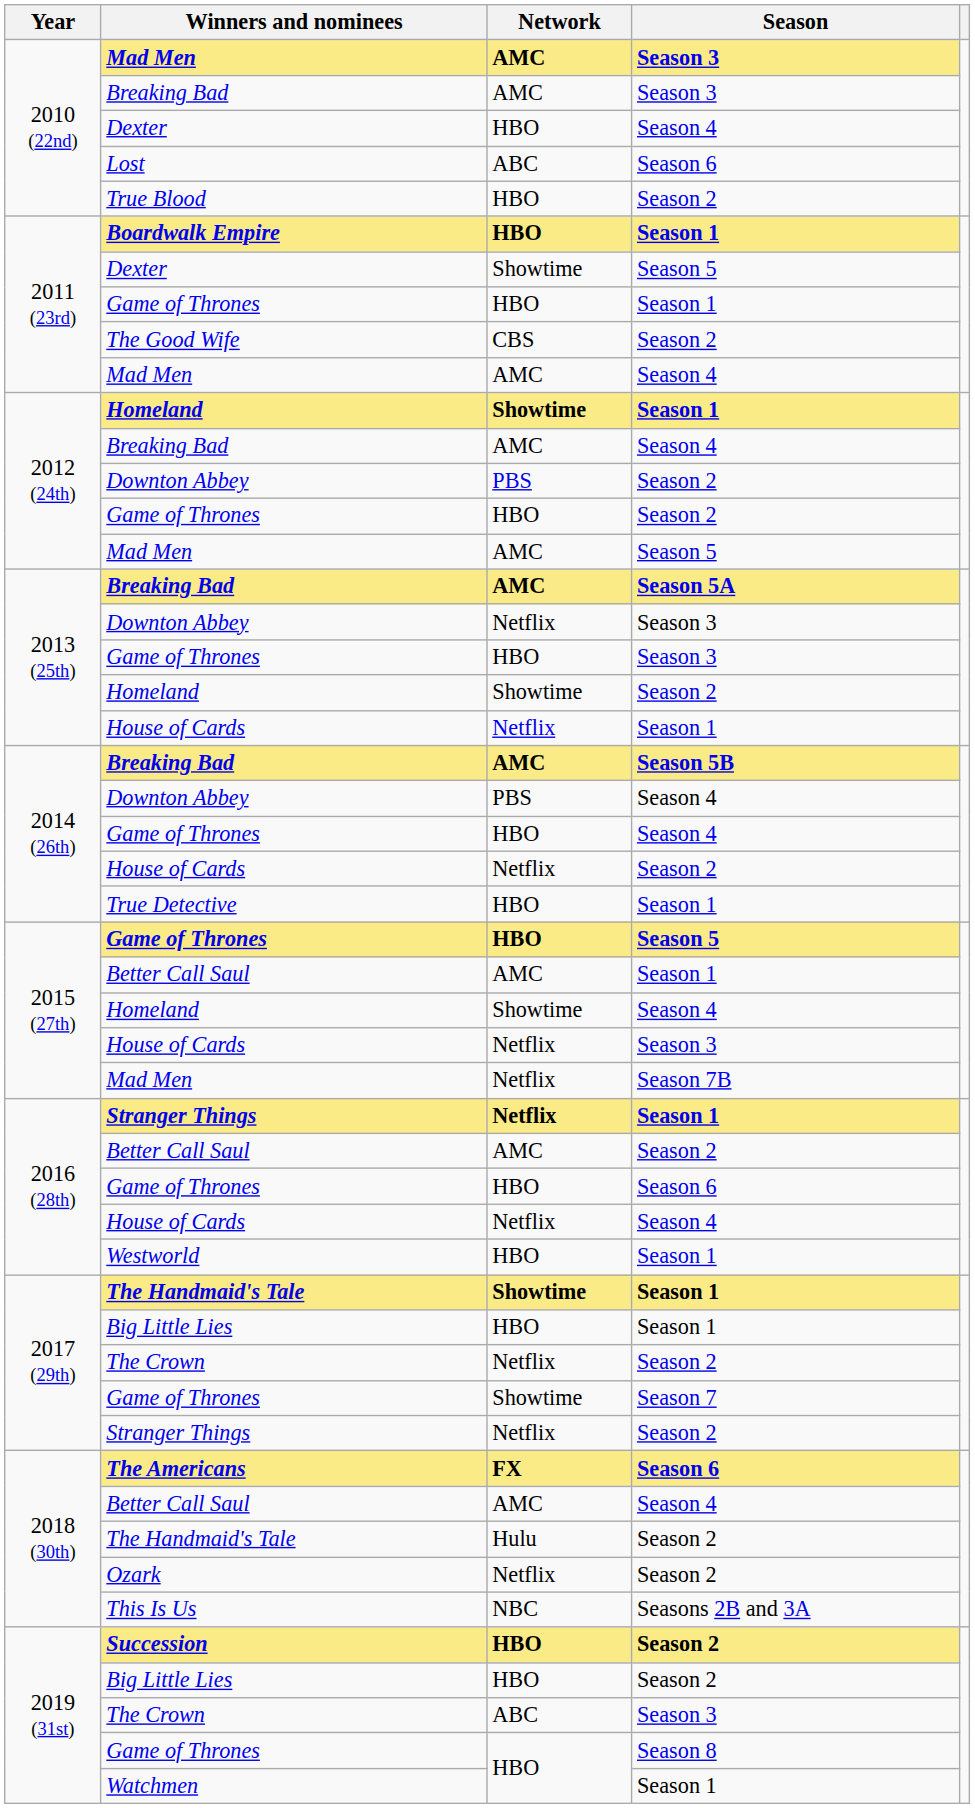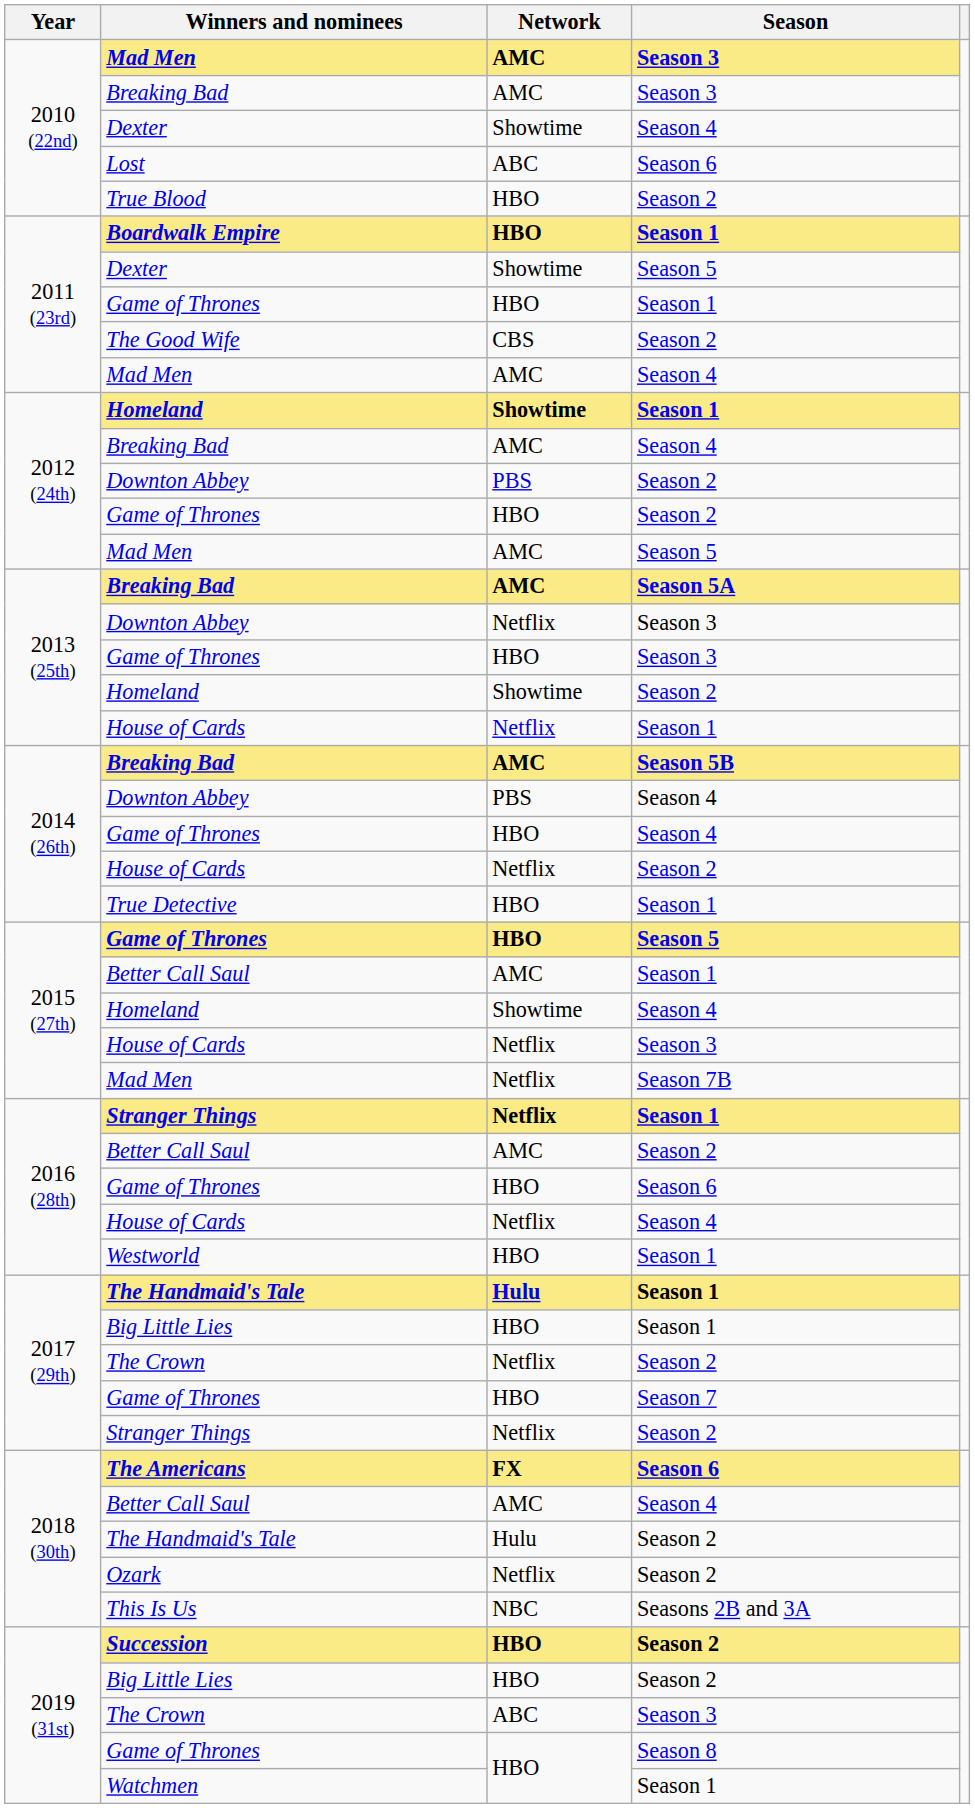(516, 127) HBO -> (537, 127) Showtime
(539, 1291) Showtime -> (516, 1291) Hulu
(537, 1397) Showtime -> (516, 1397) HBO
